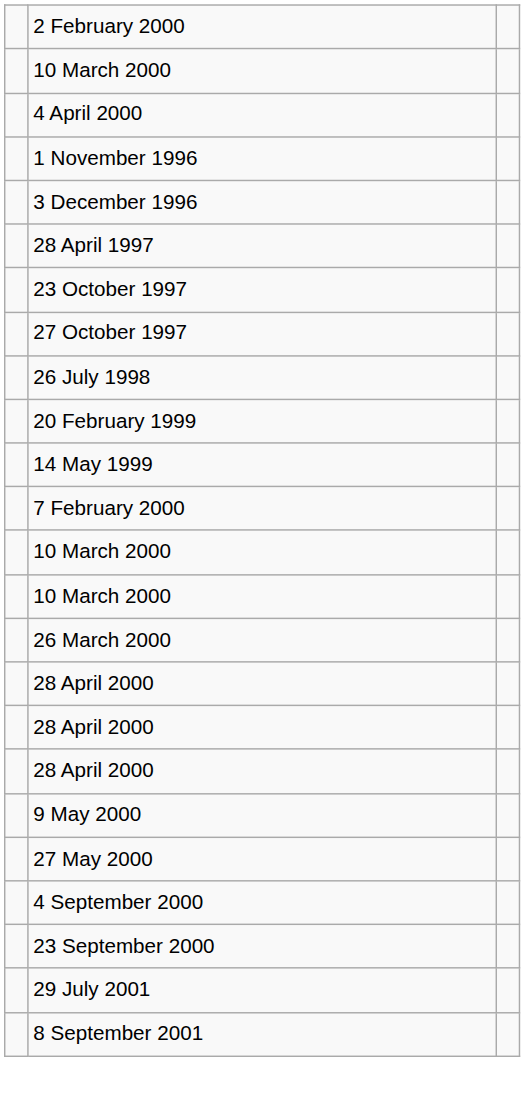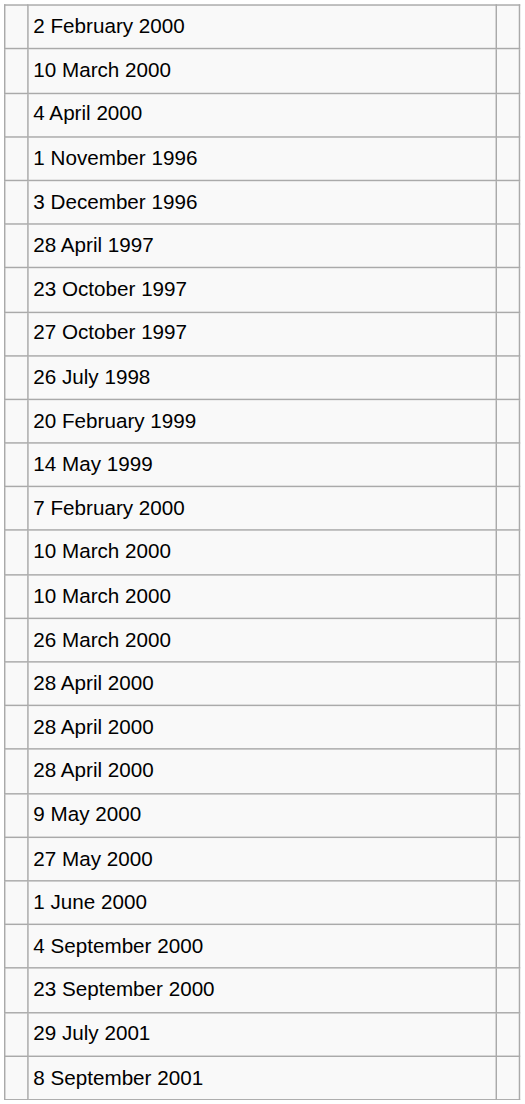+ row: (17, 903)
